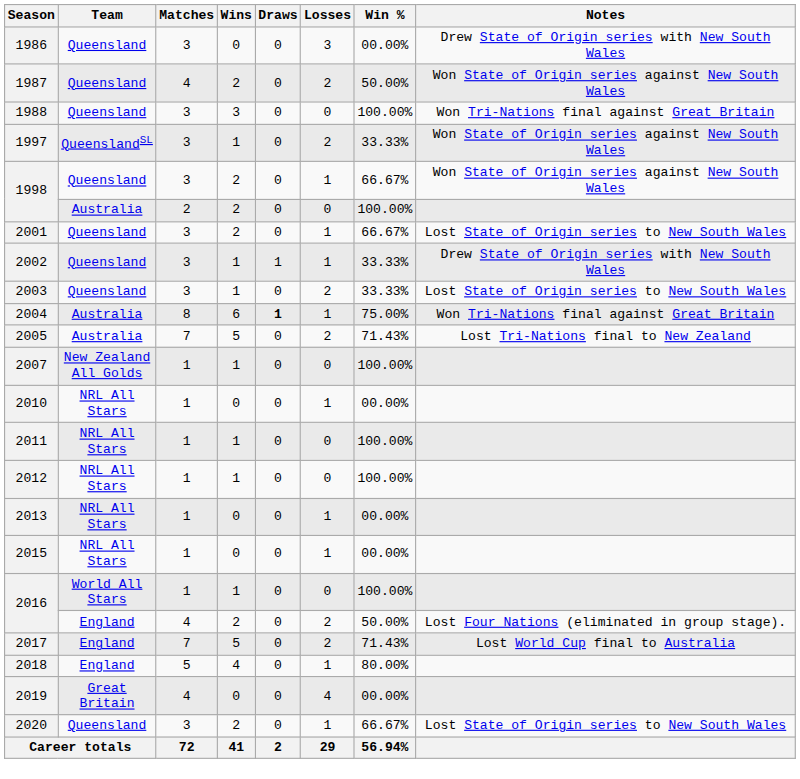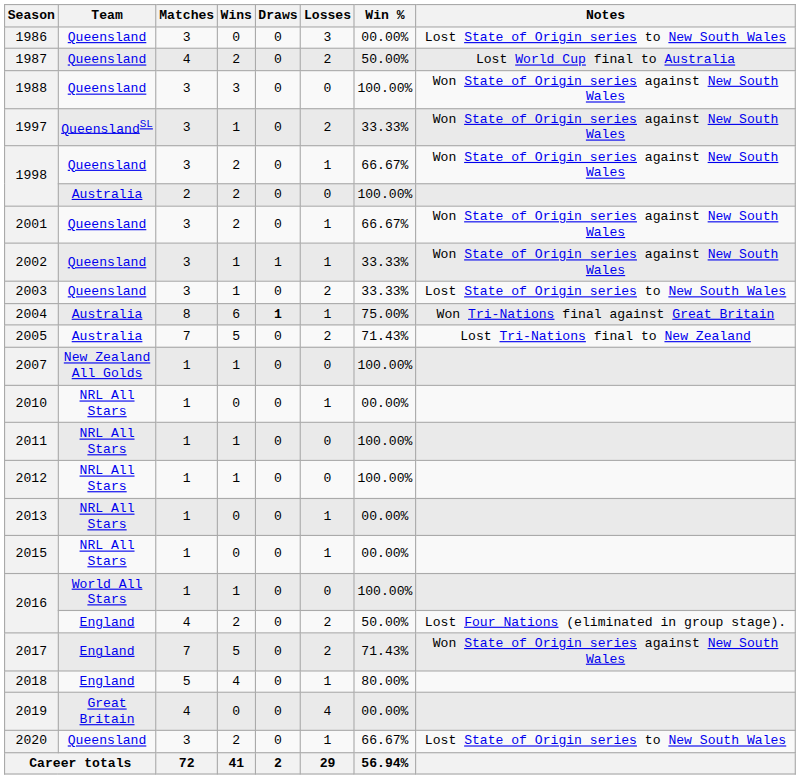(606, 45) Drew State of Origin series with New South Wales -> (606, 37) Lost State of Origin series to New South Wales
(606, 83) Won State of Origin series against New South Wales -> (606, 59) Lost World Cup final to Australia
(606, 113) Won Tri-Nations final against Great Britain -> (606, 89) Won State of Origin series against New South Wales
(606, 232) Lost State of Origin series to New South Wales -> (606, 224) Won State of Origin series against New South Wales
(606, 262) Drew State of Origin series with New South Wales -> (606, 262) Won State of Origin series against New South Wales
(606, 644) Lost World Cup final to Australia -> (606, 652) Won State of Origin series against New South Wales
